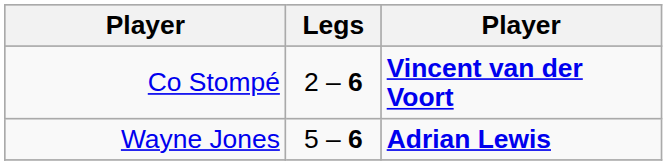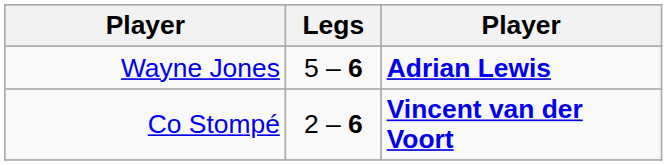rows swapped: (200, 138) <-> (214, 82)
